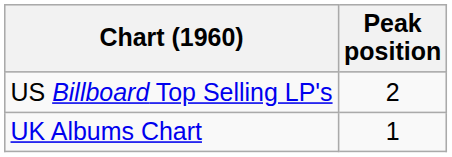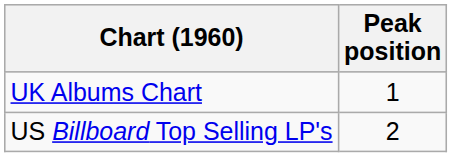rows swapped: (106, 131) <-> (172, 91)
